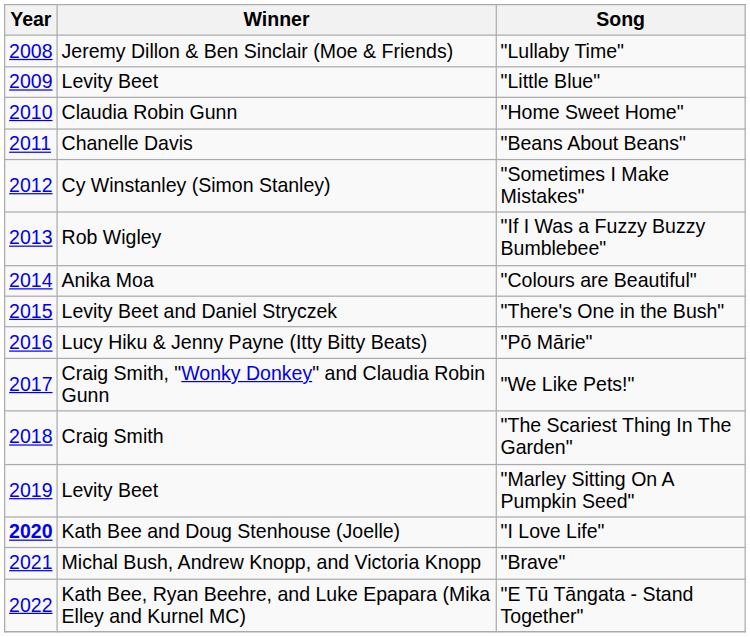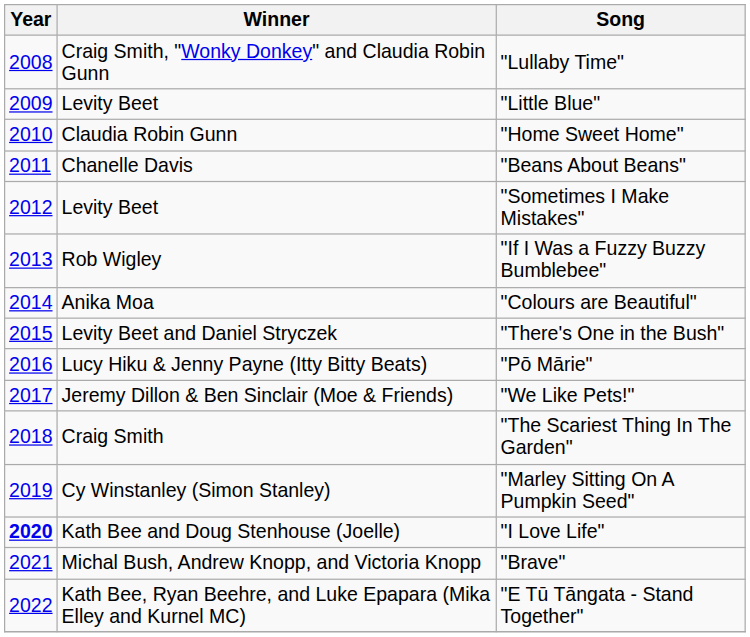(257, 50) Jeremy Dillon & Ben Sinclair (Moe & Friends) -> (273, 61) Craig Smith, "Wonky Donkey" and Claudia Robin Gunn
(196, 185) Cy Winstanley (Simon Stanley) -> (110, 207) Levity Beet
(273, 384) Craig Smith, "Wonky Donkey" and Claudia Robin Gunn -> (257, 395) Jeremy Dillon & Ben Sinclair (Moe & Friends)
(110, 490) Levity Beet -> (196, 490) Cy Winstanley (Simon Stanley)
